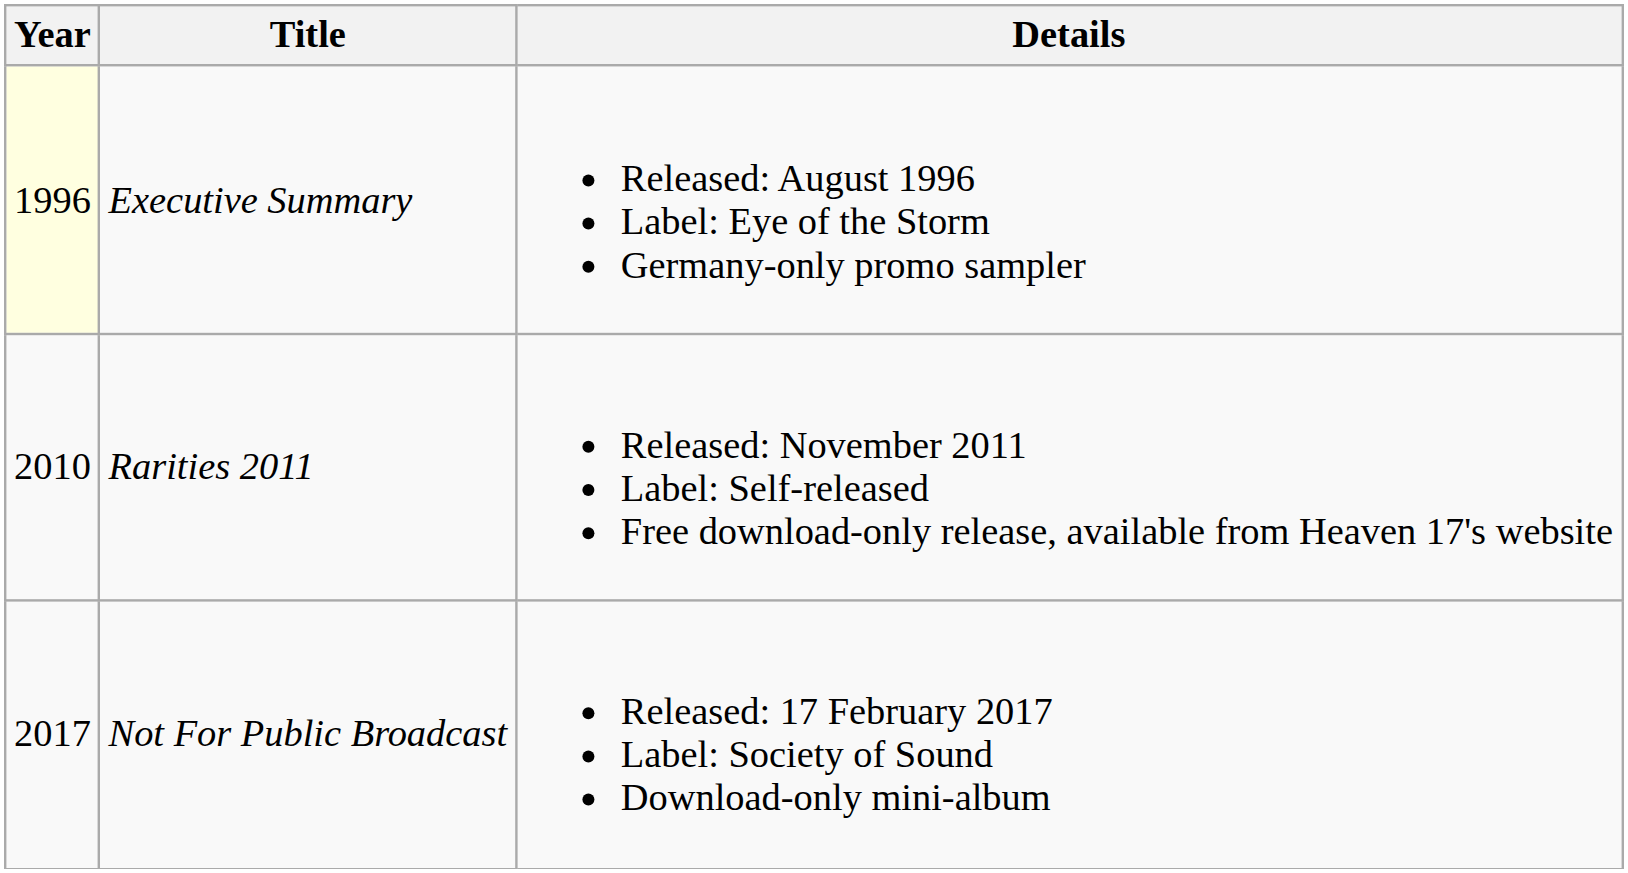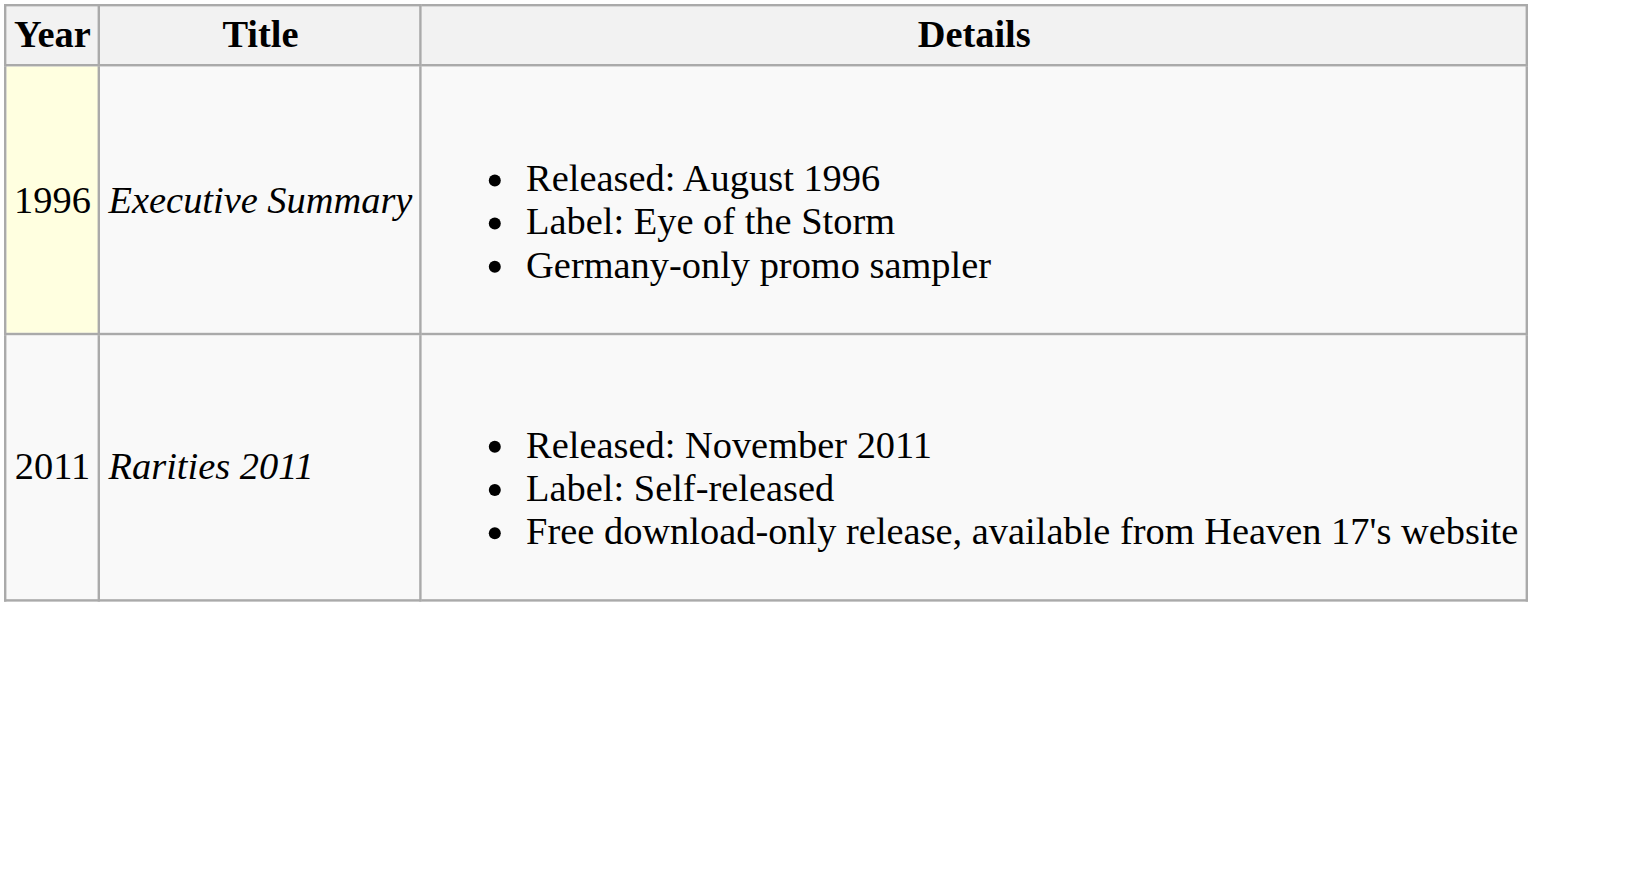(52, 466) 2010 -> (52, 466) 2011
- row: (308, 733)
